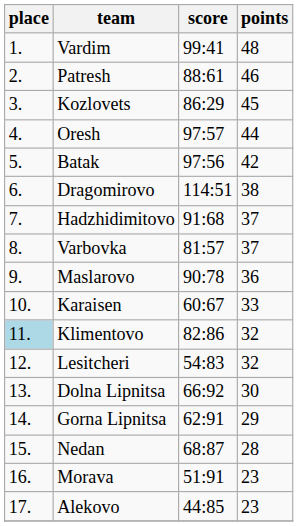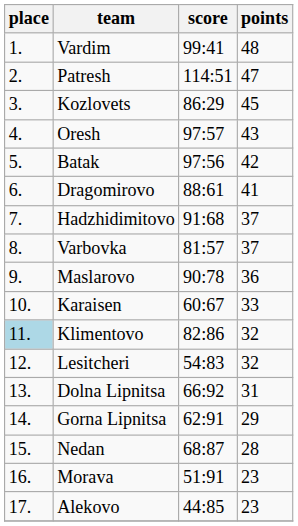(204, 76) 88:61 -> (208, 76) 114:51
(250, 76) 46 -> (250, 76) 47
(250, 133) 44 -> (250, 133) 43
(208, 190) 114:51 -> (204, 190) 88:61
(250, 190) 38 -> (250, 190) 41
(250, 391) 30 -> (250, 391) 31
